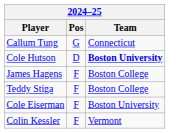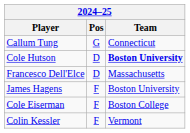+ row: (46, 74)
(118, 74) Boston College -> (144, 89) Boston University
- row: (30, 89)
(124, 105) Boston University -> (138, 105) Boston College
